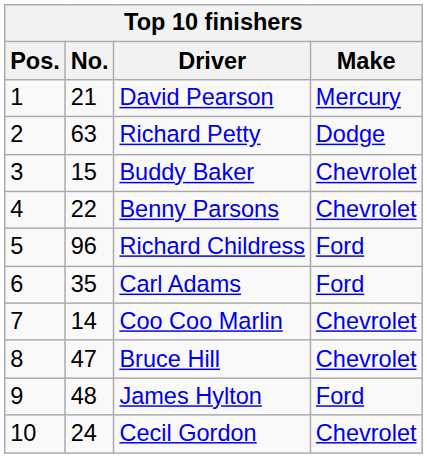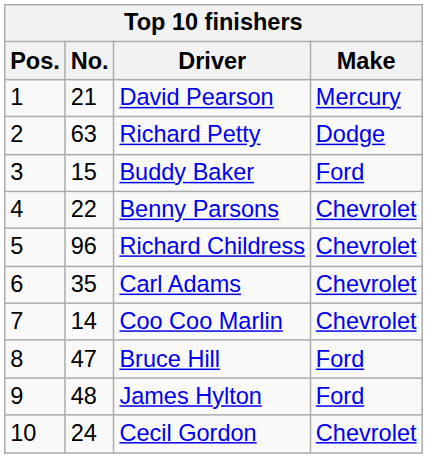(366, 172) Chevrolet -> (340, 172) Ford
(340, 246) Ford -> (366, 246) Chevrolet
(340, 284) Ford -> (366, 284) Chevrolet
(366, 358) Chevrolet -> (340, 358) Ford
